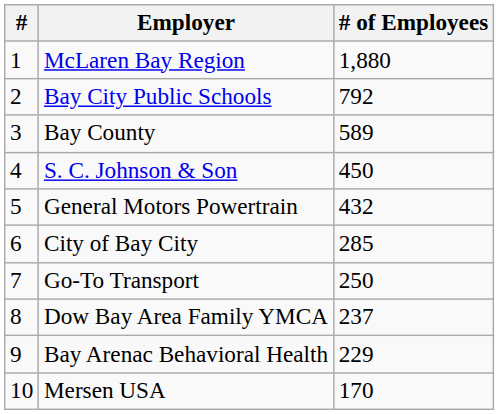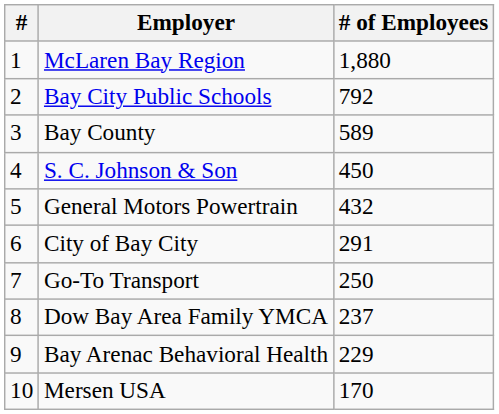(356, 243) 285 -> (356, 243) 291
